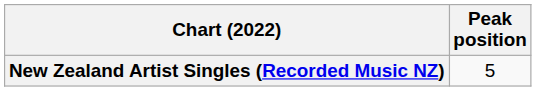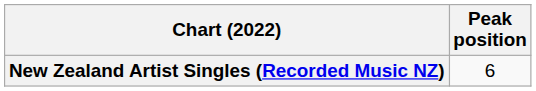(490, 70) 5 -> (490, 70) 6
